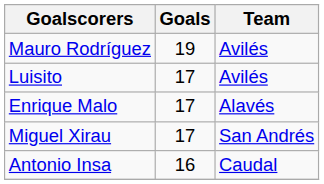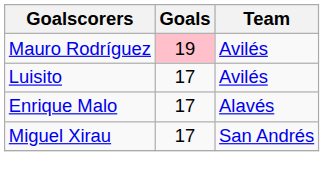(185, 48) no background -> (185, 48) pink background
- row: (60, 164)
